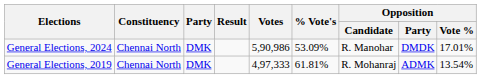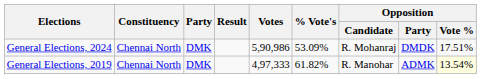(367, 47) R. Manohar -> (369, 47) R. Mohanraj
(456, 47) 17.01% -> (456, 47) 17.51%
(312, 64) 61.81% -> (312, 64) 61.82%
(369, 64) R. Mohanraj -> (367, 64) R. Manohar
(456, 64) no background -> (456, 64) lightyellow background
